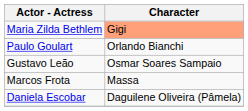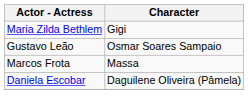(117, 30) lightsalmon background -> (117, 30) no background
- row: (40, 47)
